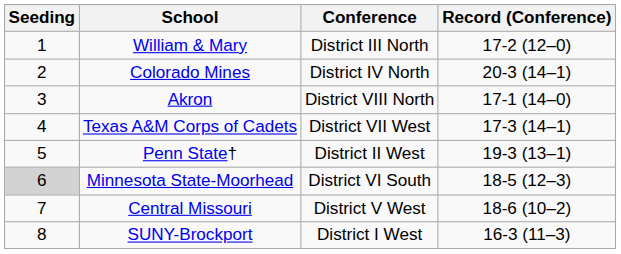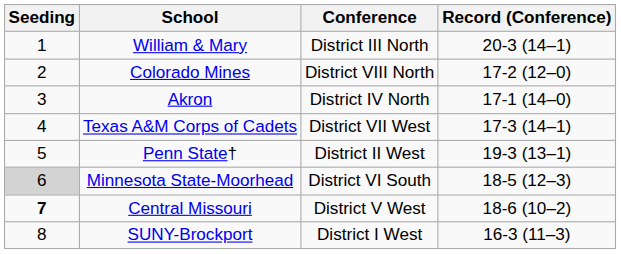(527, 45) 17-2 (12–0) -> (527, 45) 20-3 (14–1)
(370, 72) District IV North -> (370, 72) District VIII North
(527, 72) 20-3 (14–1) -> (527, 72) 17-2 (12–0)
(370, 99) District VIII North -> (370, 99) District IV North
(42, 208) normal -> (42, 208) bold
